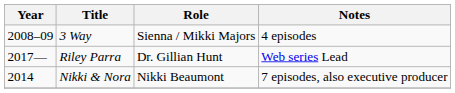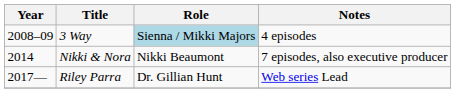(196, 35) no background -> (196, 35) lightblue background
rows swapped: (95, 77) <-> (90, 56)
